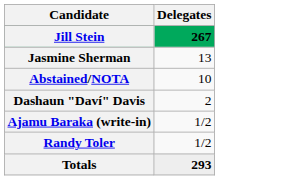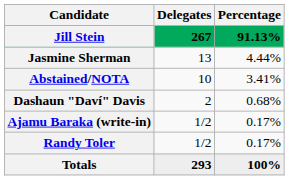+ column: (249, 15)
